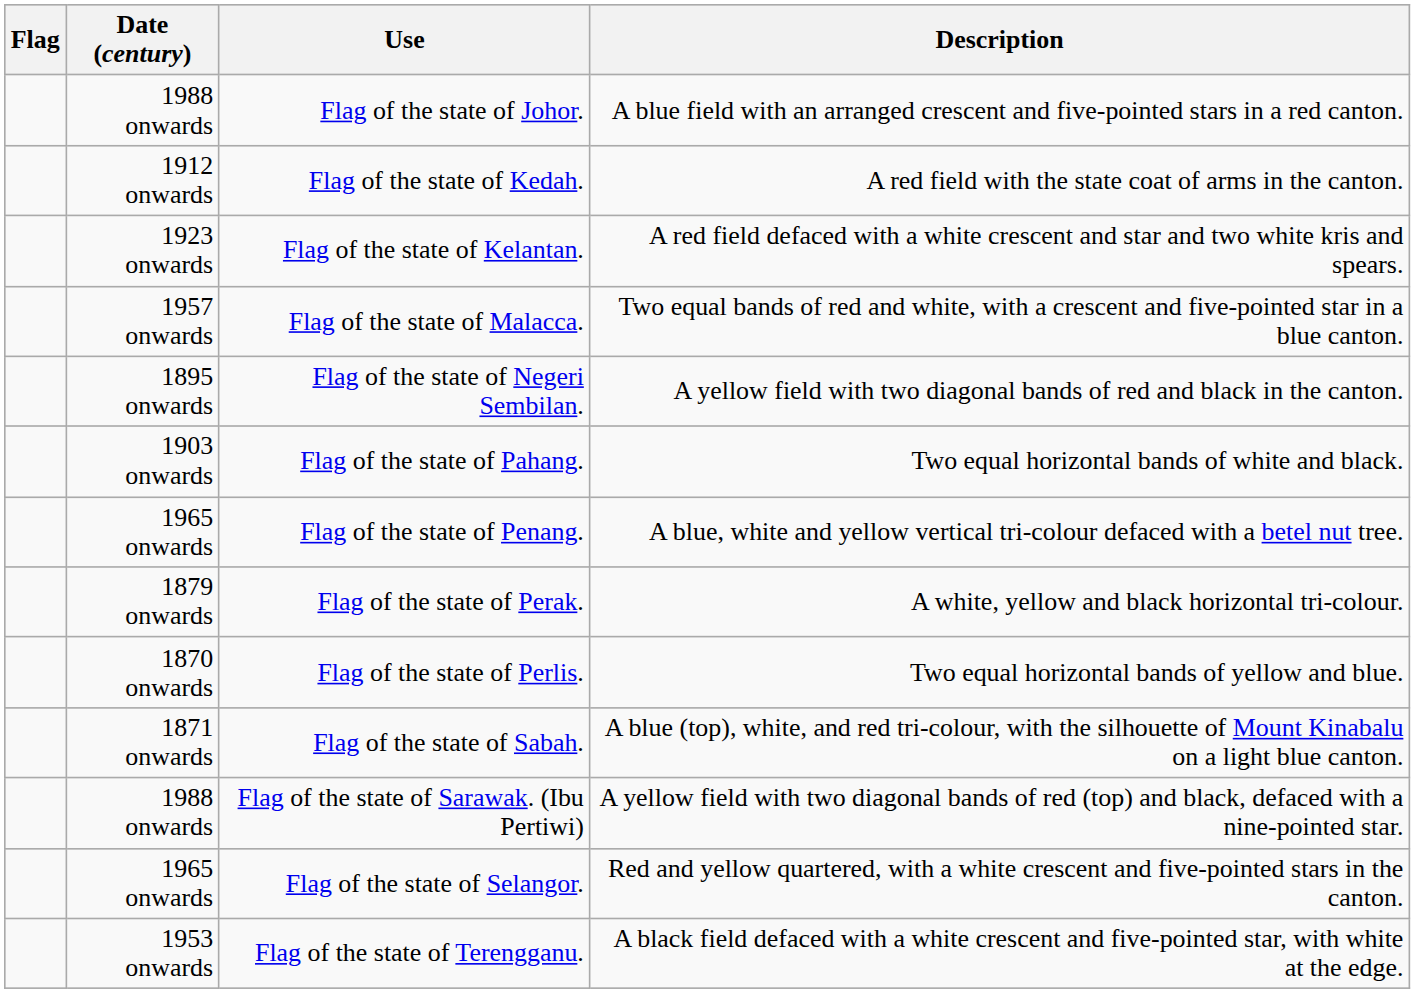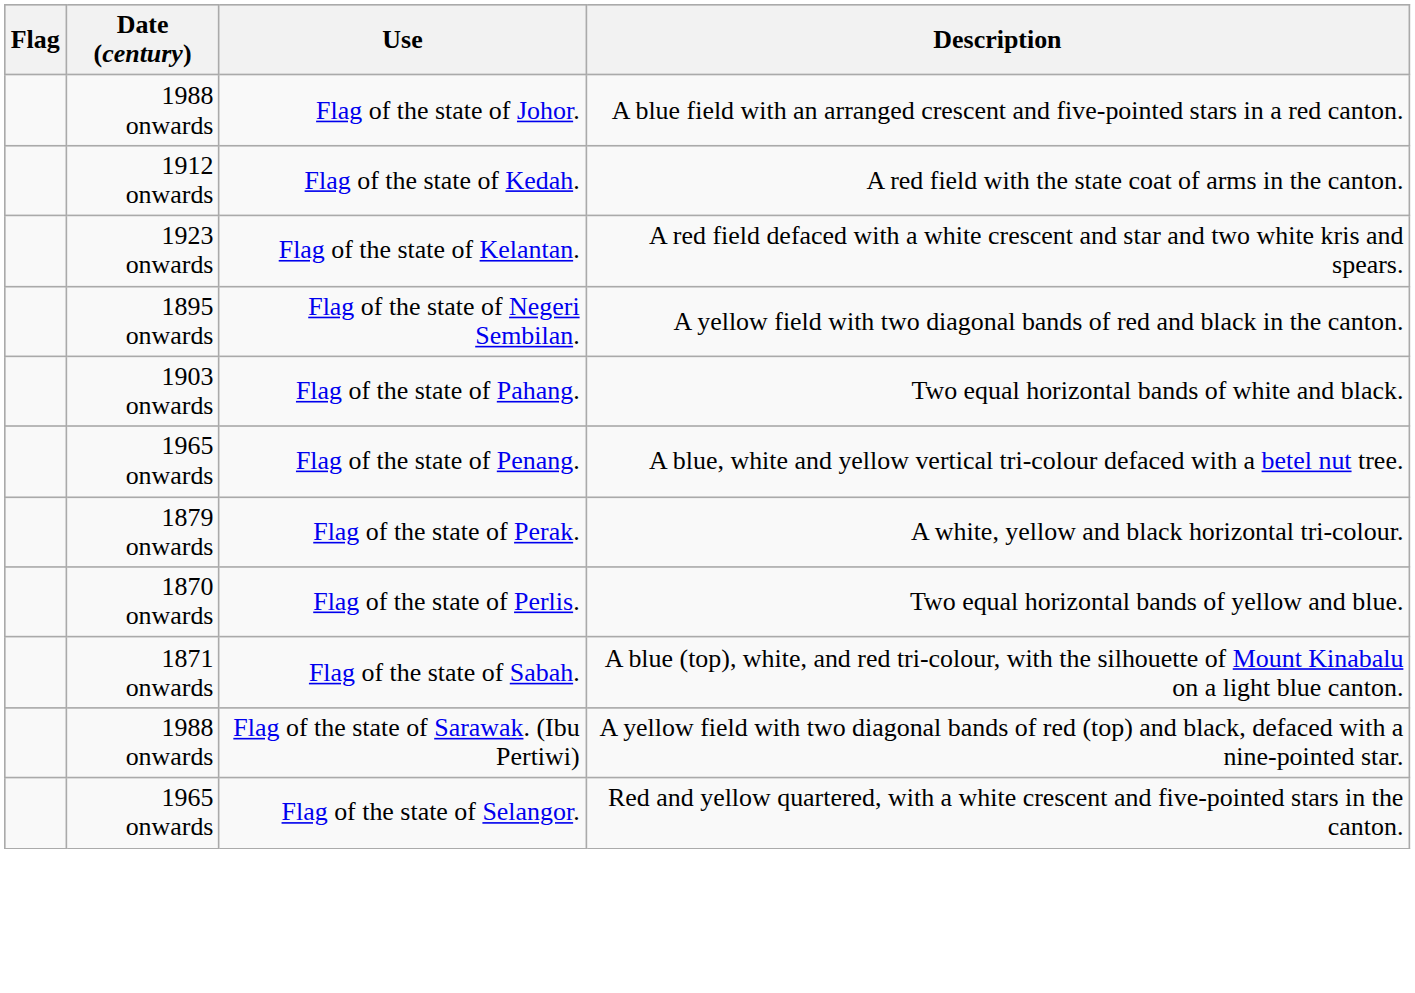- row: (436, 320)
- row: (419, 953)
